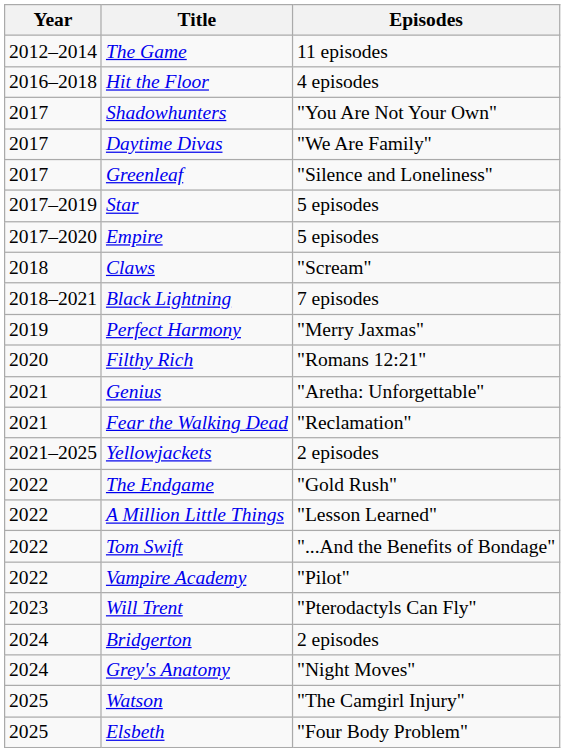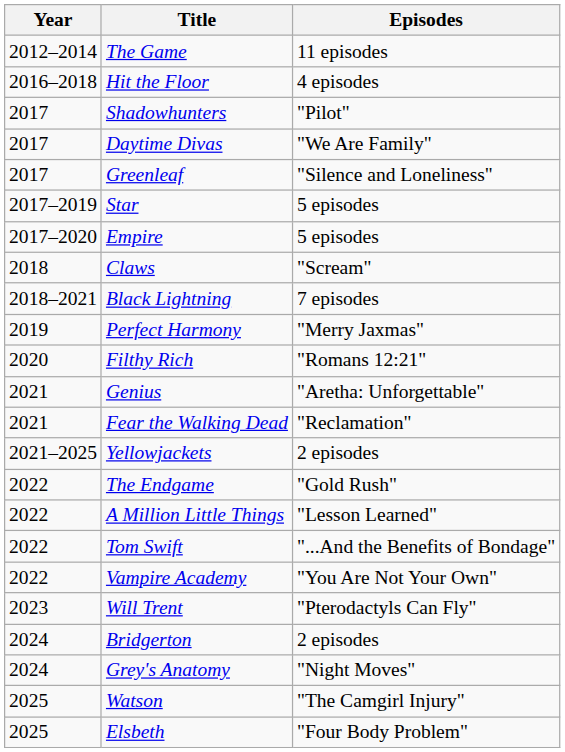(397, 112) "You Are Not Your Own" -> (323, 112) "Pilot"
(323, 577) "Pilot" -> (397, 577) "You Are Not Your Own"
